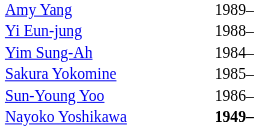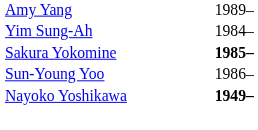- row: (43, 31)
(234, 74) normal -> (234, 52) bold
